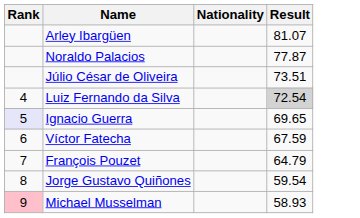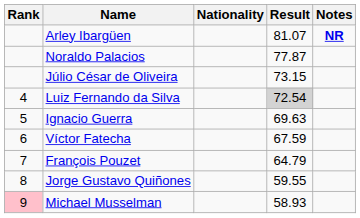+ column: (334, 14)
(290, 77) 73.51 -> (290, 77) 73.15
(23, 118) lavender background -> (23, 118) no background
(290, 118) 69.65 -> (290, 118) 69.63
(290, 181) 59.54 -> (290, 181) 59.55
